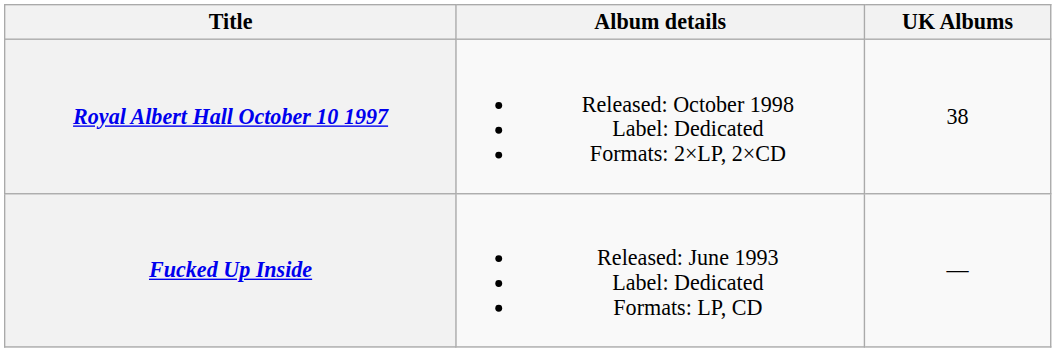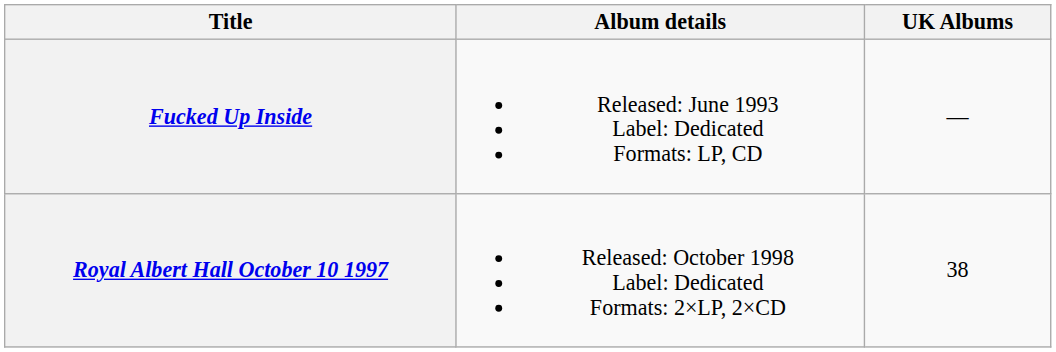rows swapped: (231, 270) <-> (231, 116)
